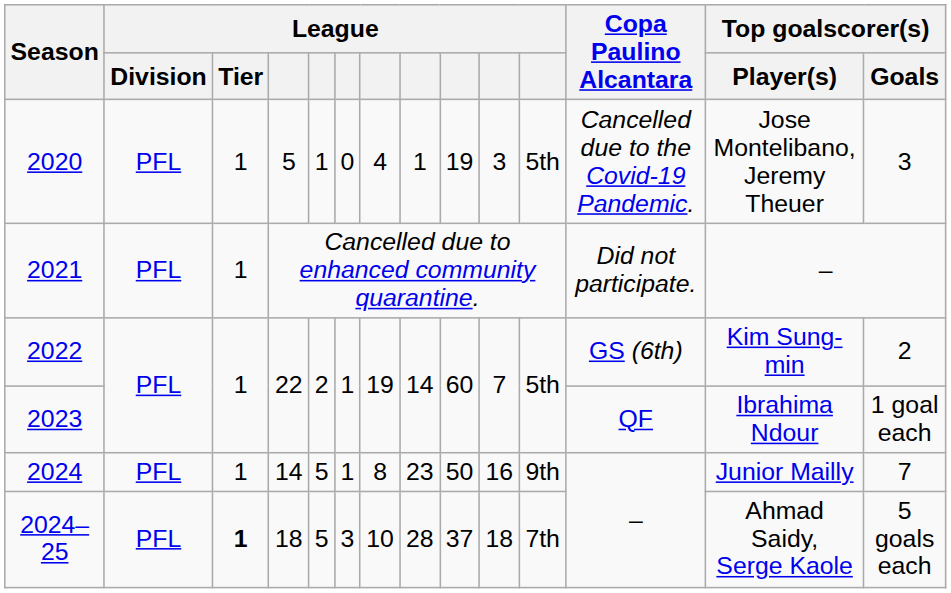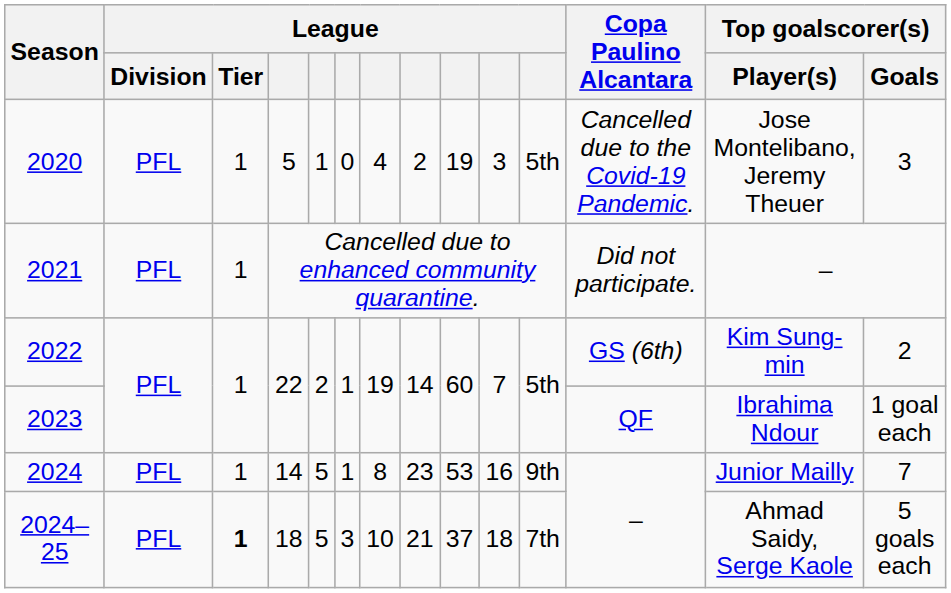(420, 161) 1 -> (420, 161) 2
(460, 471) 50 -> (460, 471) 53
(420, 539) 28 -> (420, 539) 21
